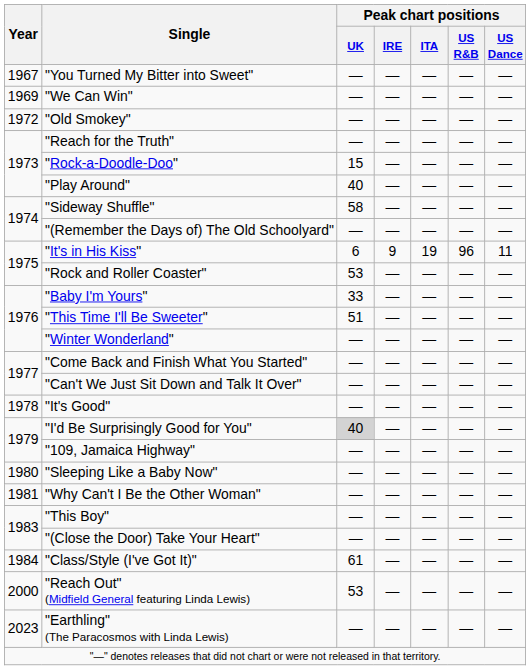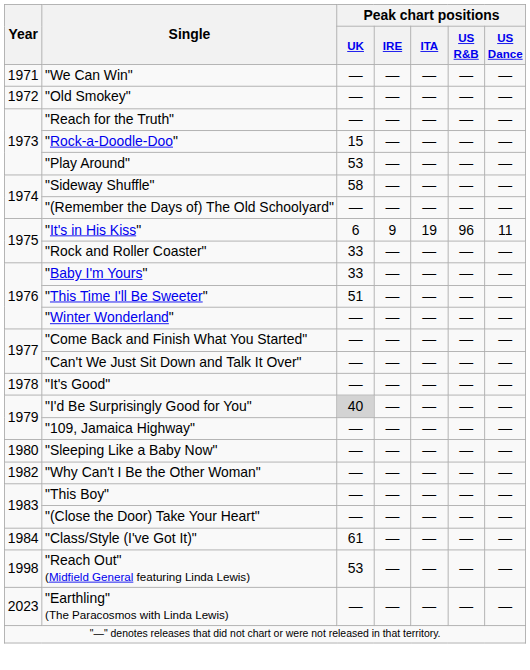- row: (149, 75)
(23, 97) 1969 -> (23, 75) 1971
(356, 185) 40 -> (356, 163) 53
(356, 274) 53 -> (356, 251) 33
(23, 494) 1981 -> (23, 472) 1982
(23, 590) 2000 -> (23, 568) 1998
